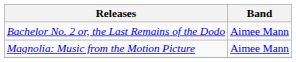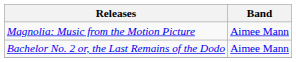rows swapped: (116, 31) <-> (101, 48)
